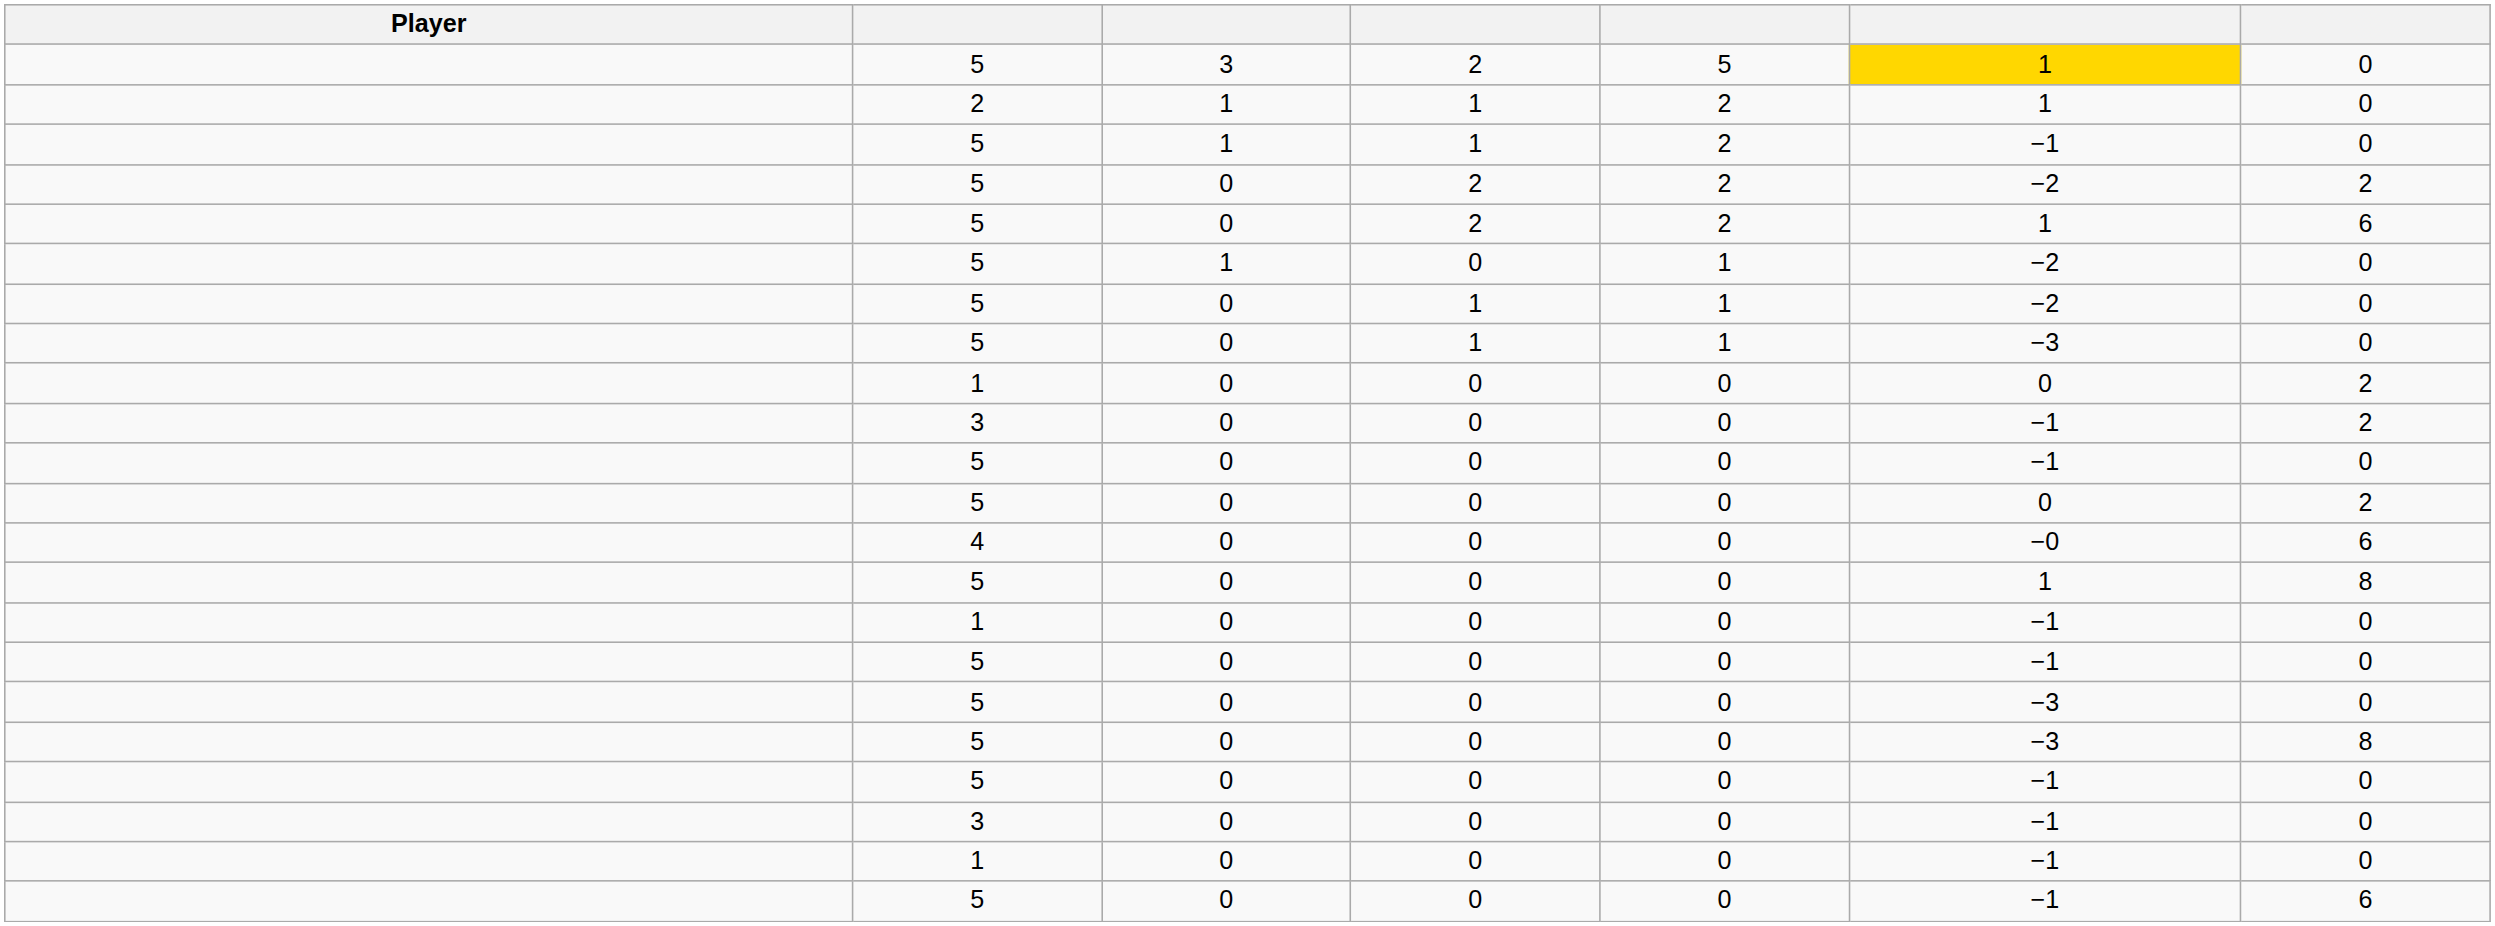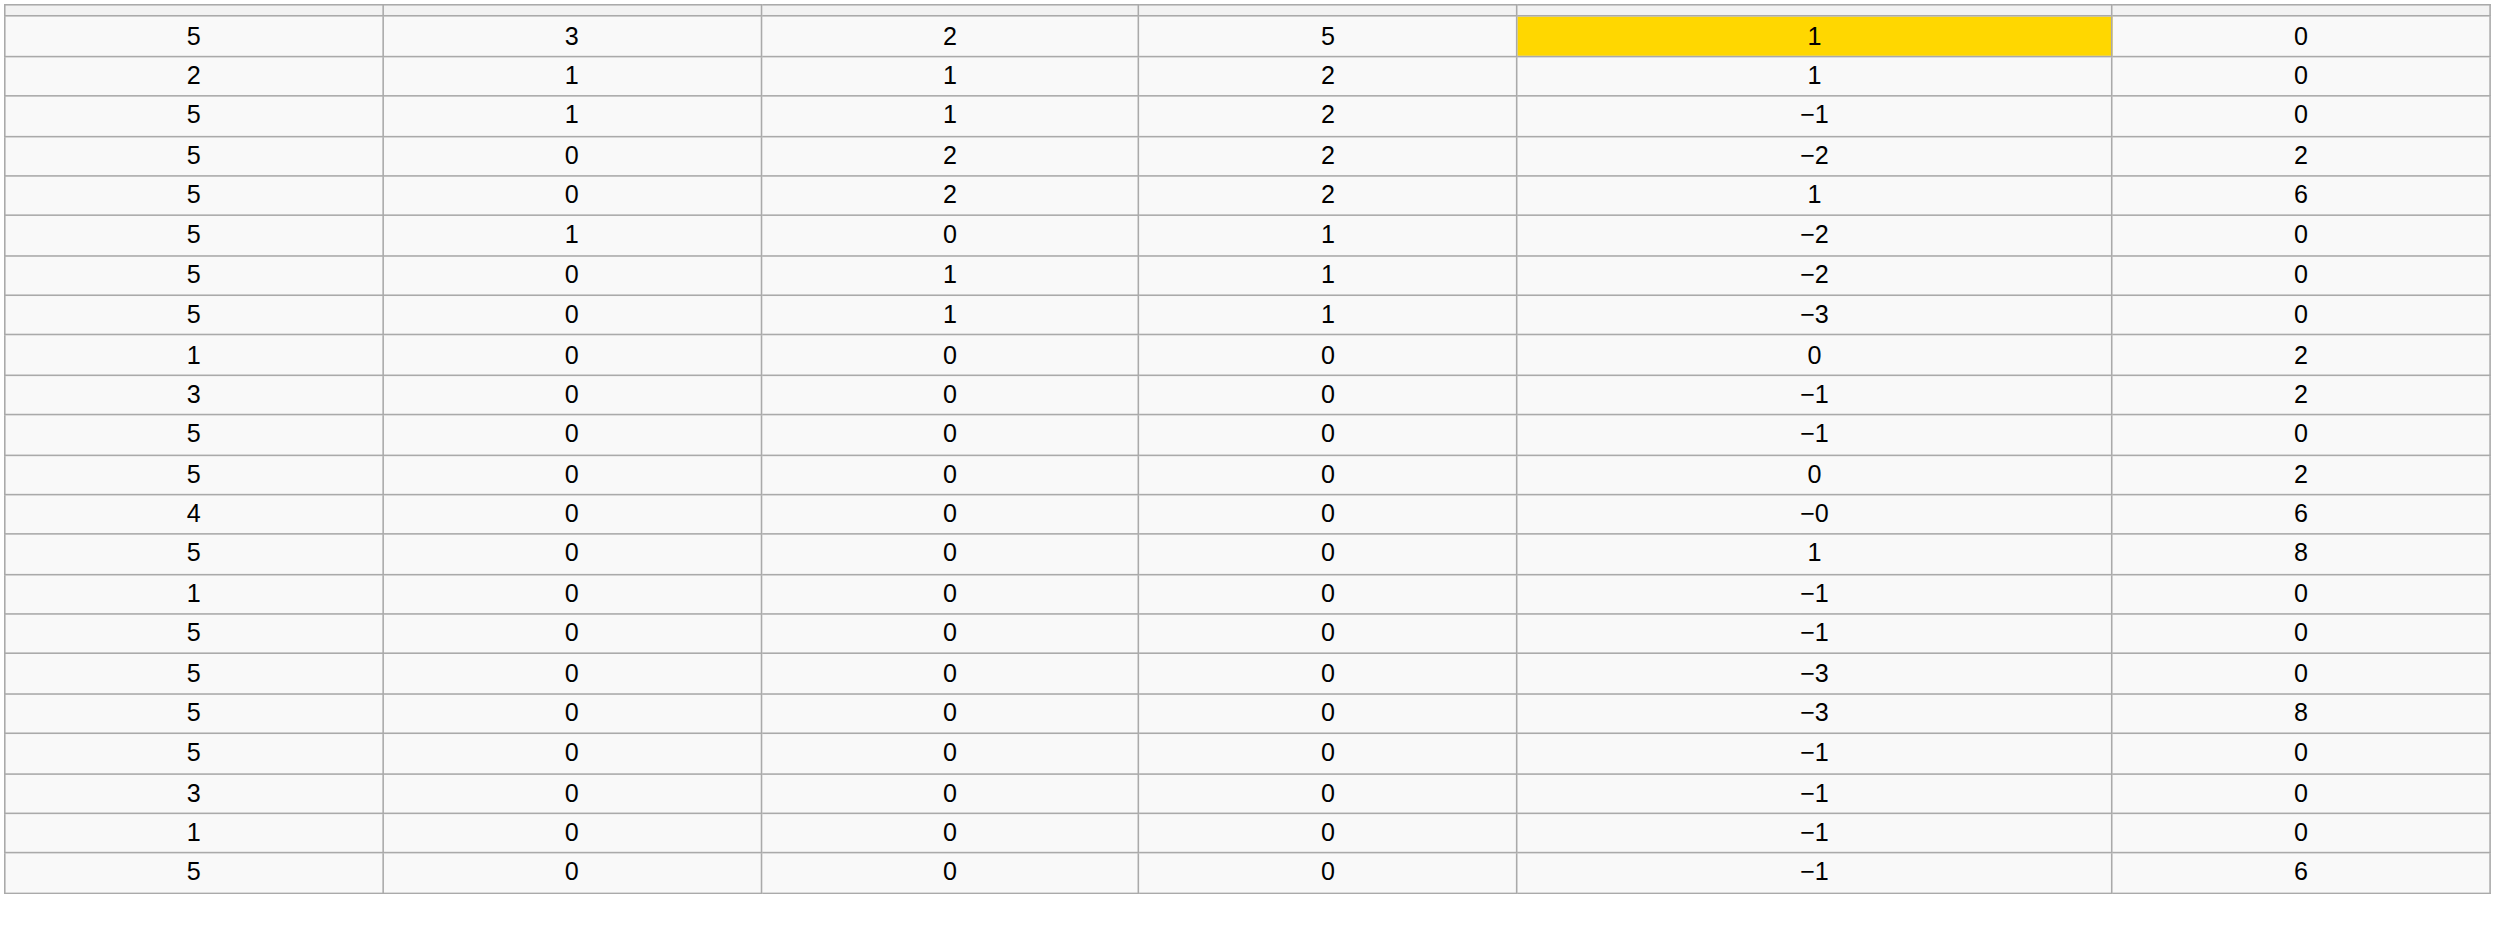- column: (429, 24)
